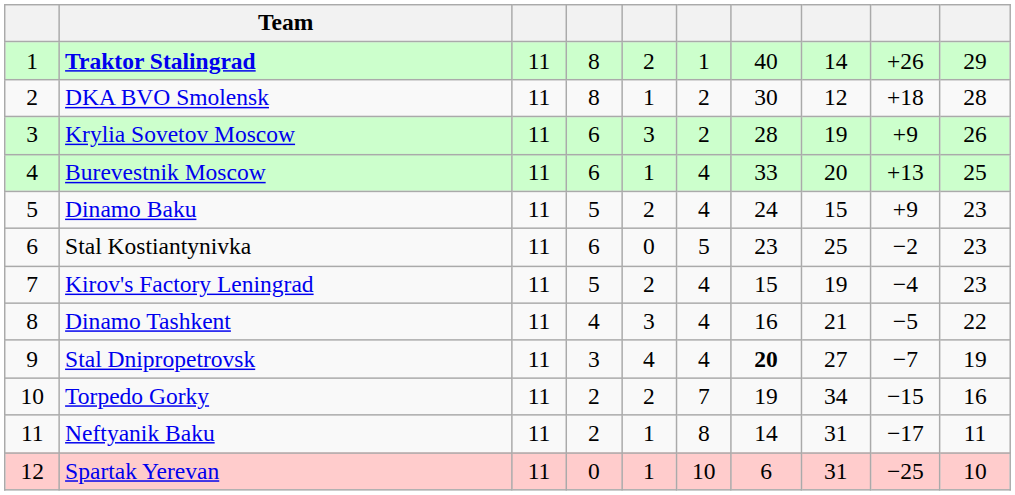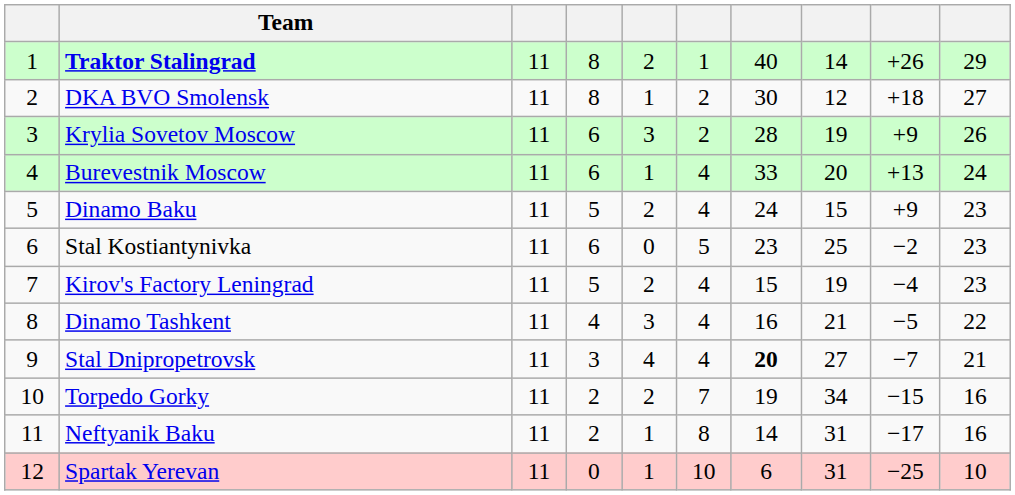(975, 97) 28 -> (975, 97) 27
(975, 172) 25 -> (975, 172) 24
(975, 358) 19 -> (975, 358) 21
(975, 433) 11 -> (975, 433) 16
